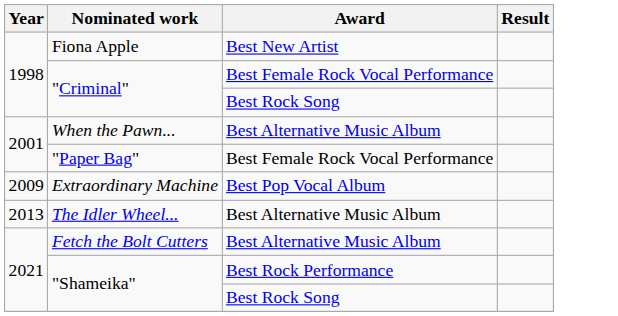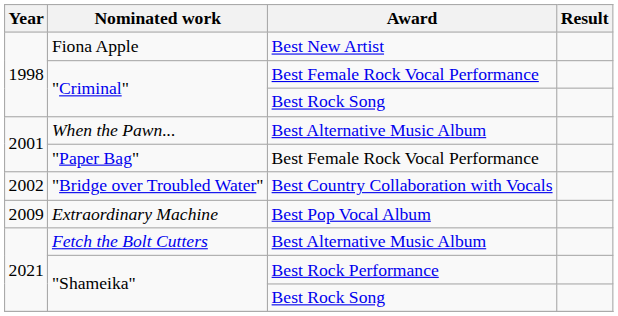+ row: (158, 185)
- row: (115, 213)
